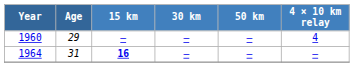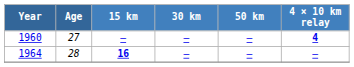(74, 39) 29 -> (74, 39) 27
(315, 39) normal -> (315, 39) bold
(74, 55) 31 -> (74, 55) 28
